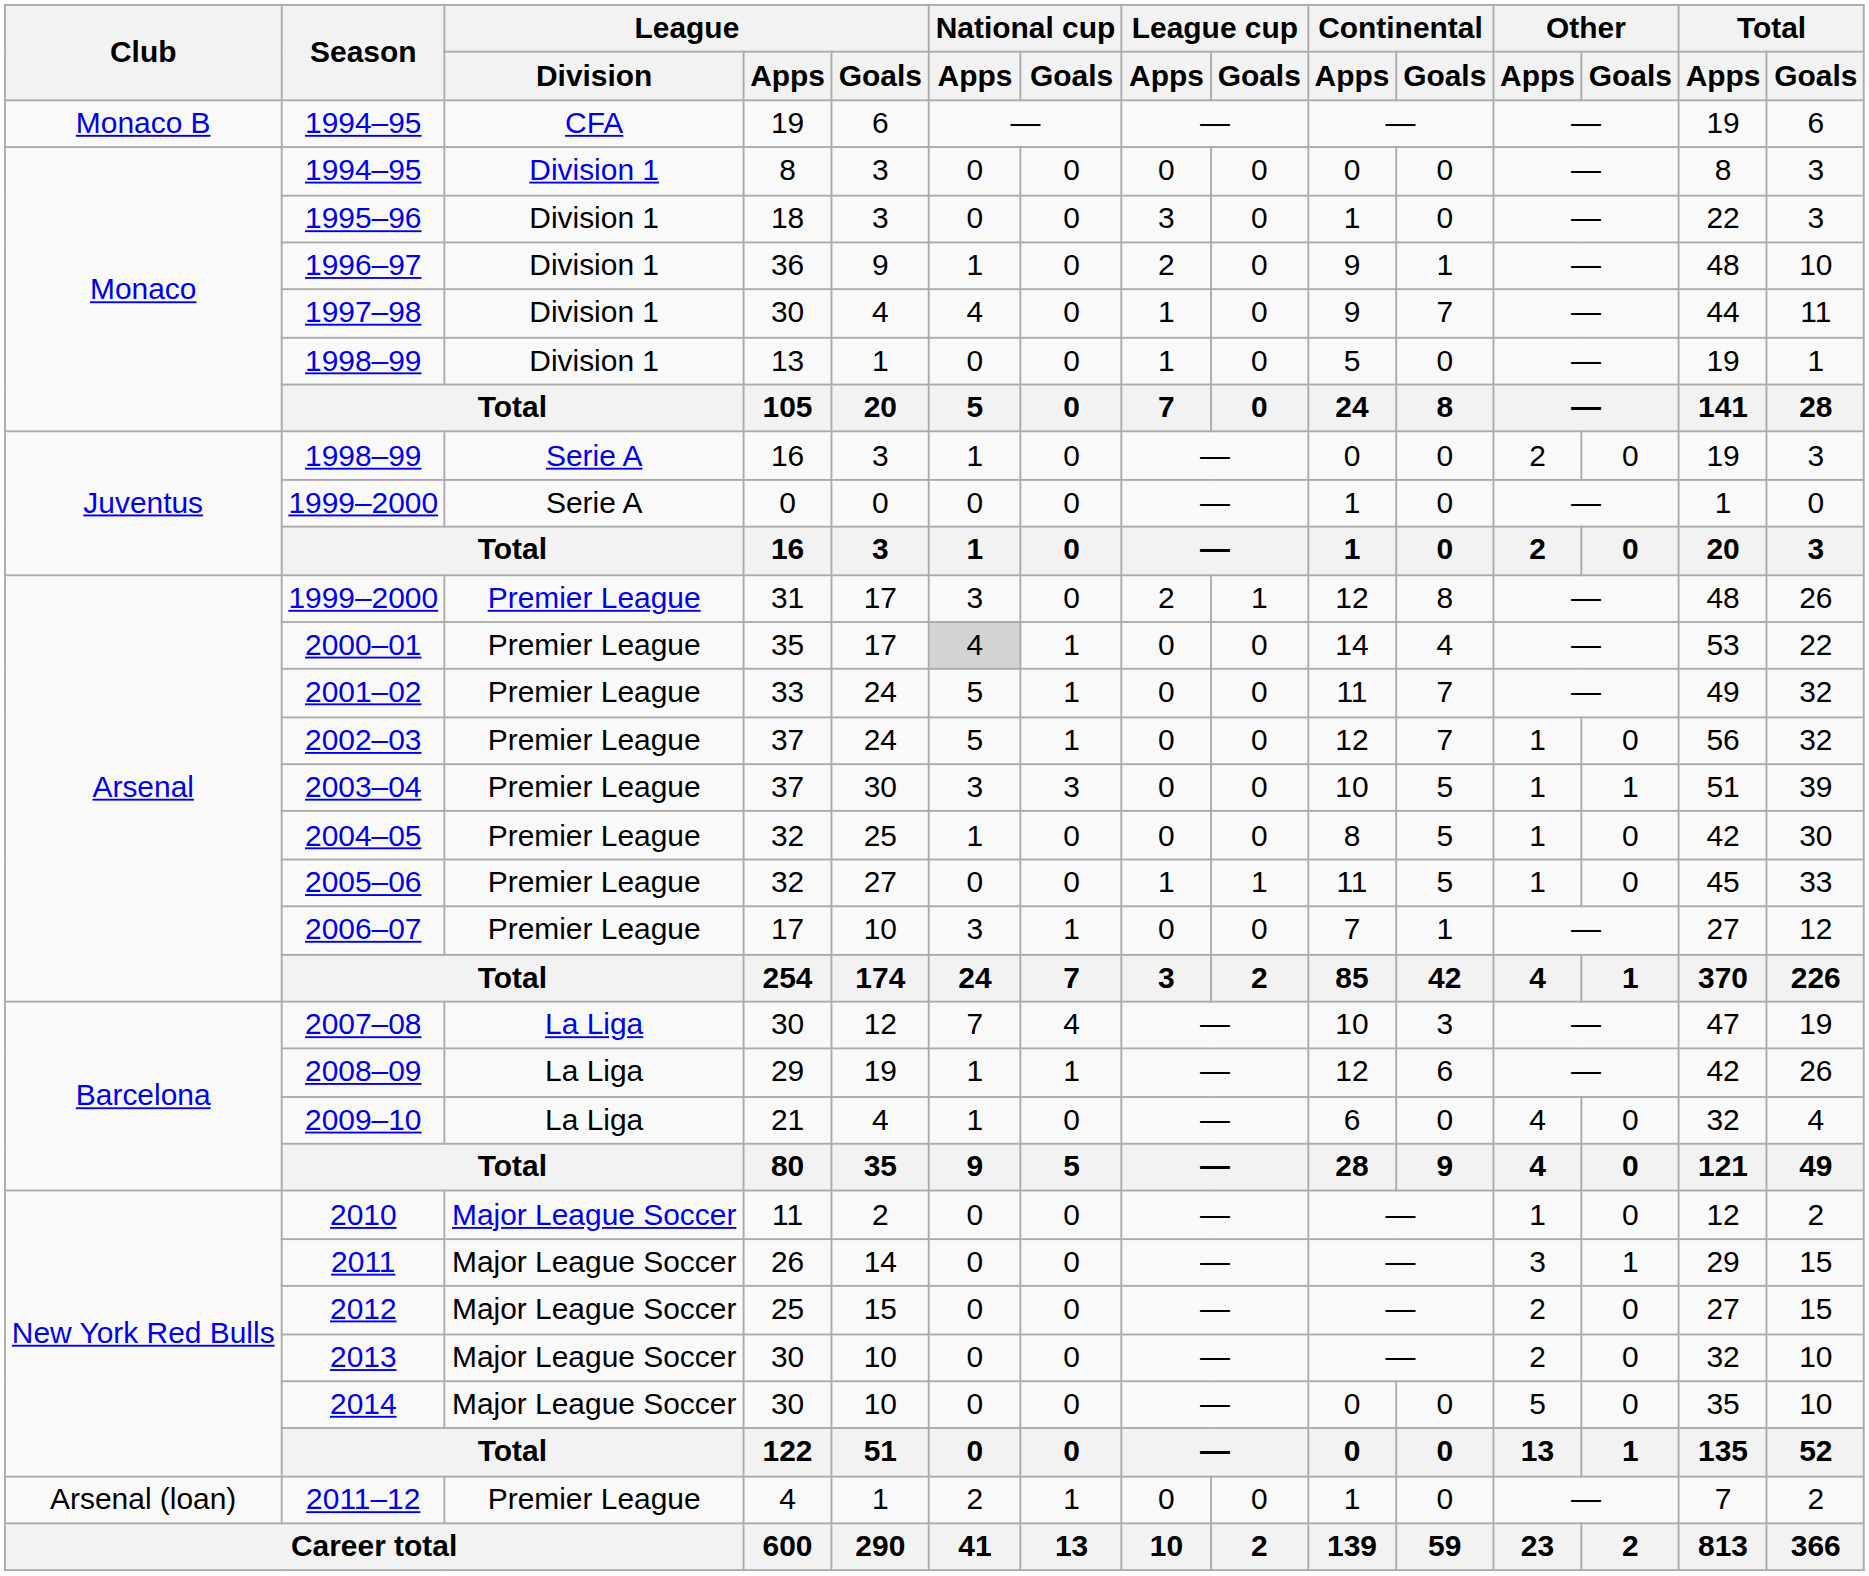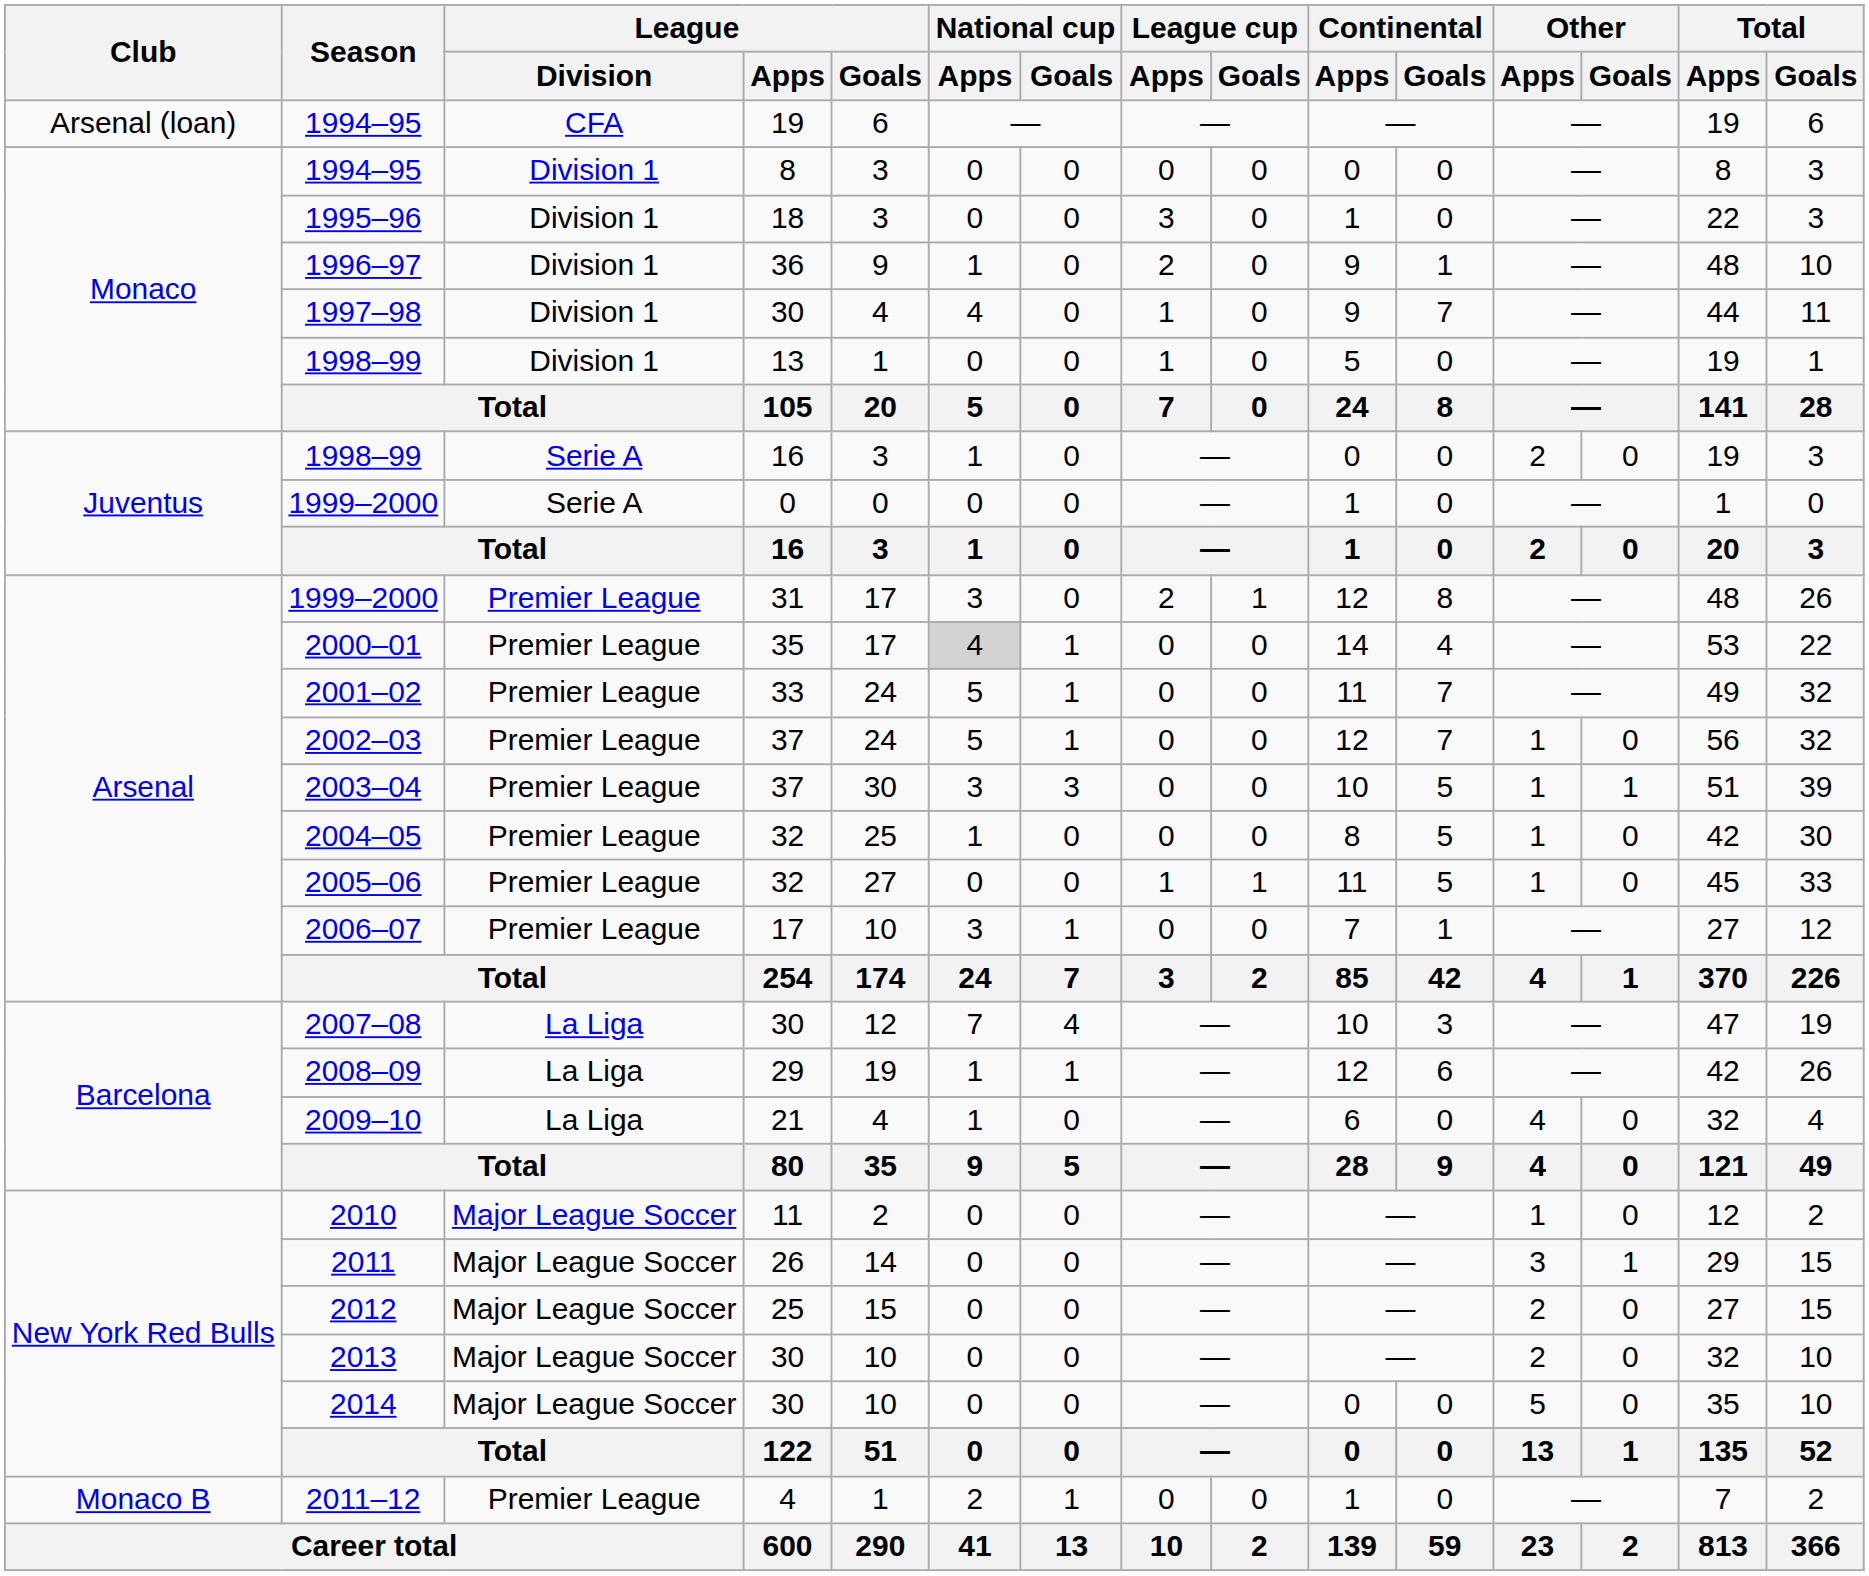(143, 123) Monaco B -> (143, 123) Arsenal (loan)
(143, 1499) Arsenal (loan) -> (143, 1499) Monaco B
